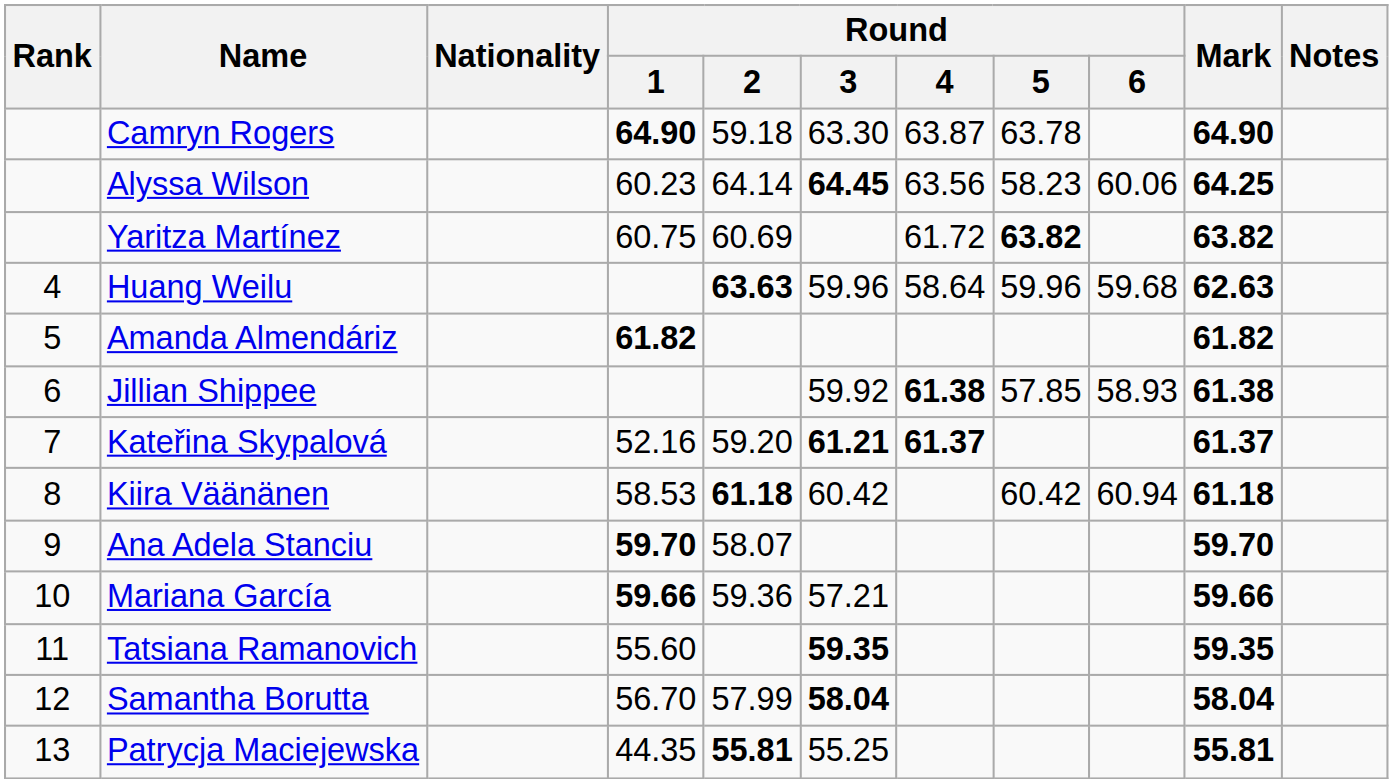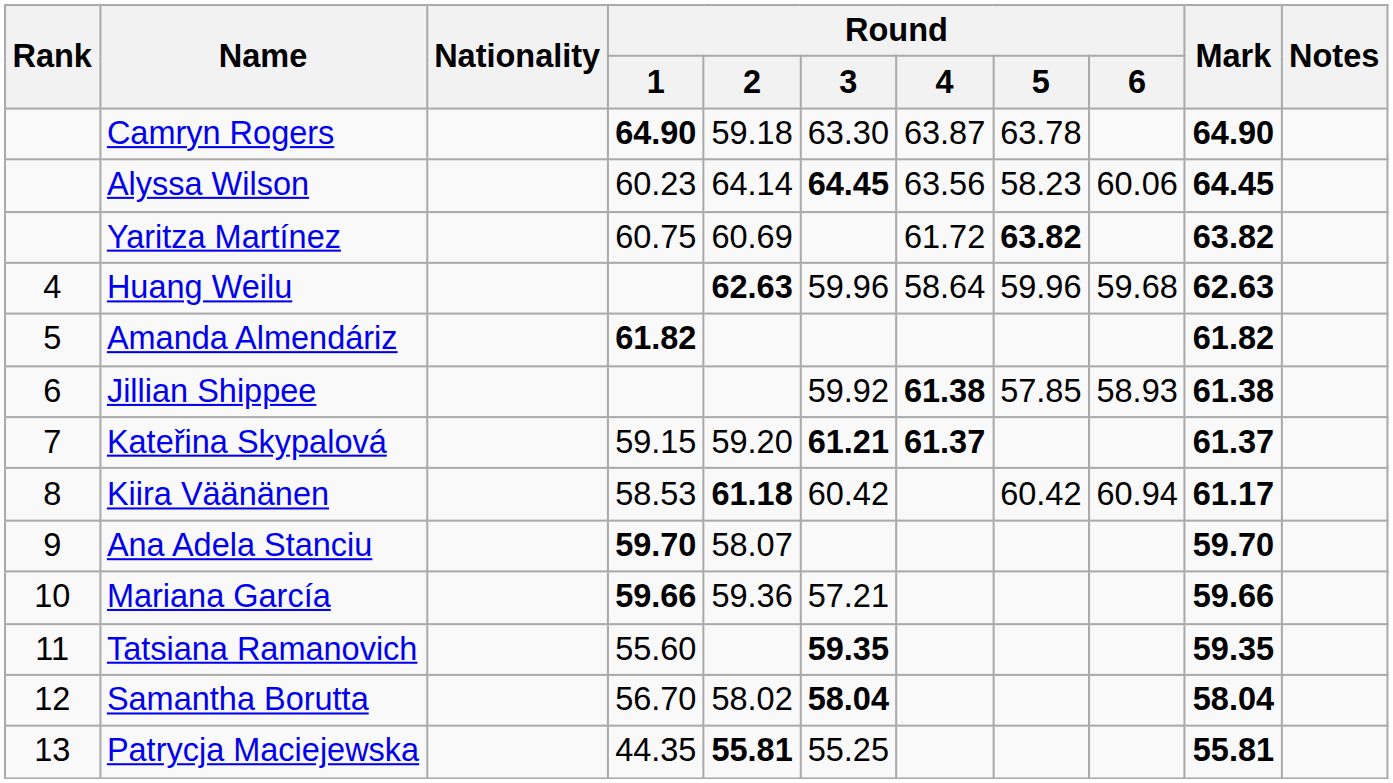(1233, 184) 64.25 -> (1233, 184) 64.45
(752, 287) 63.63 -> (752, 287) 62.63
(656, 442) 52.16 -> (656, 442) 59.15
(1233, 493) 61.18 -> (1233, 493) 61.17
(752, 699) 57.99 -> (752, 699) 58.02
